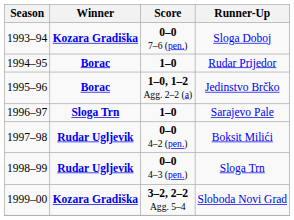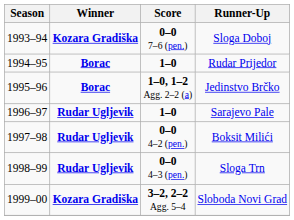(95, 112) Sloga Trn -> (95, 112) Rudar Ugljevik
